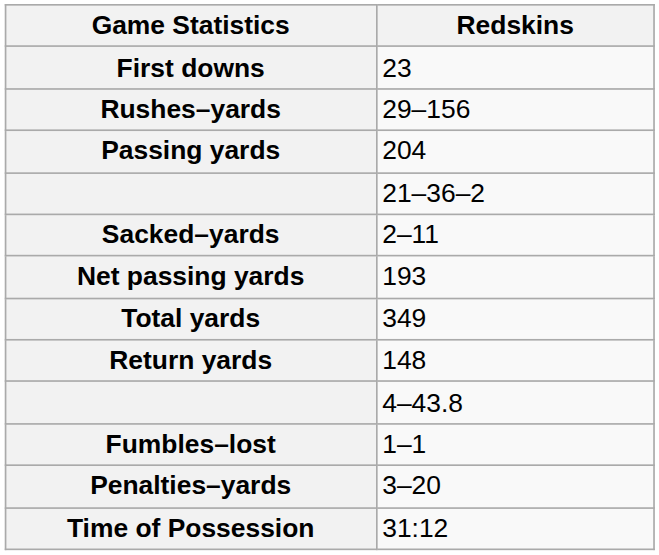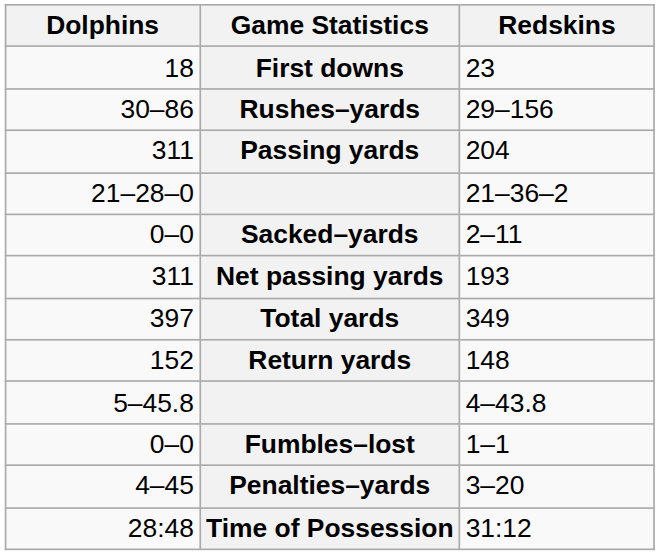+ column: (103, 25)
